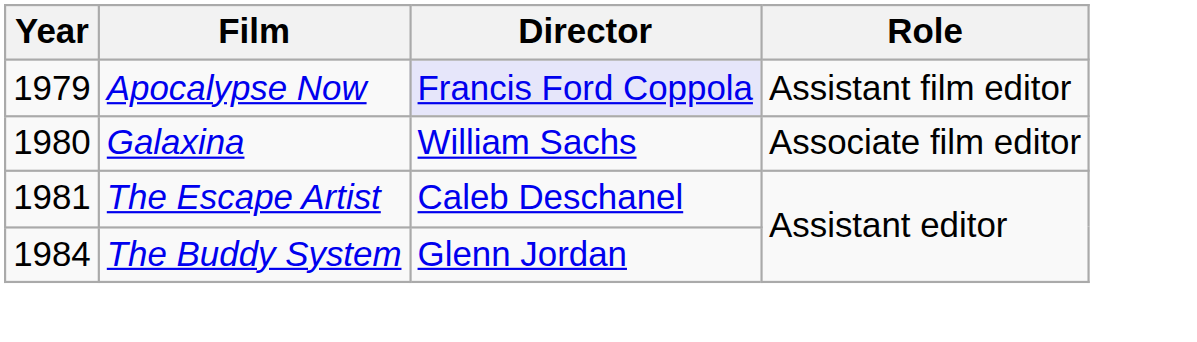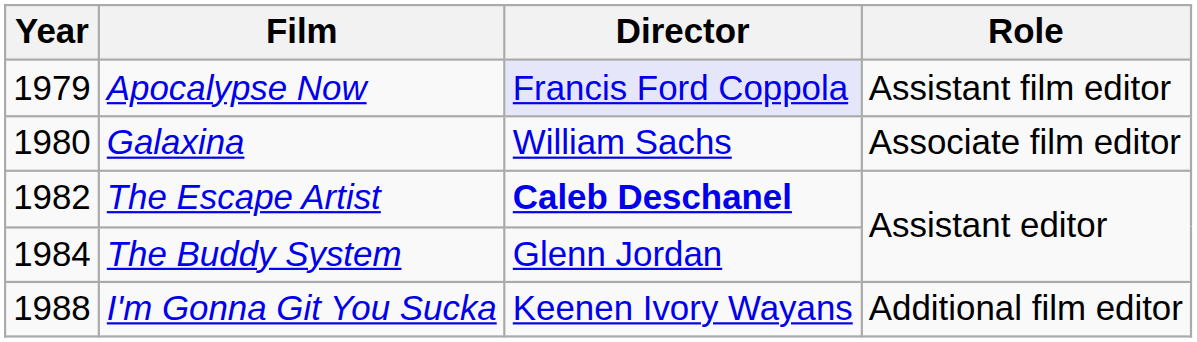(52, 198) 1981 -> (52, 198) 1982
(550, 198) normal -> (652, 198) bold
+ row: (302, 308)
